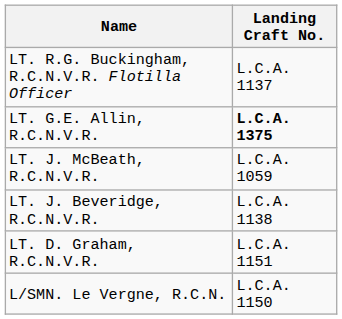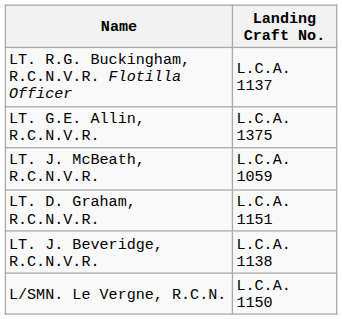(264, 127) bold -> (264, 127) normal
rows swapped: (72, 252) <-> (86, 210)
